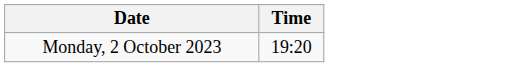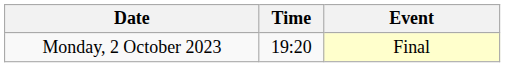+ column: (412, 18)
